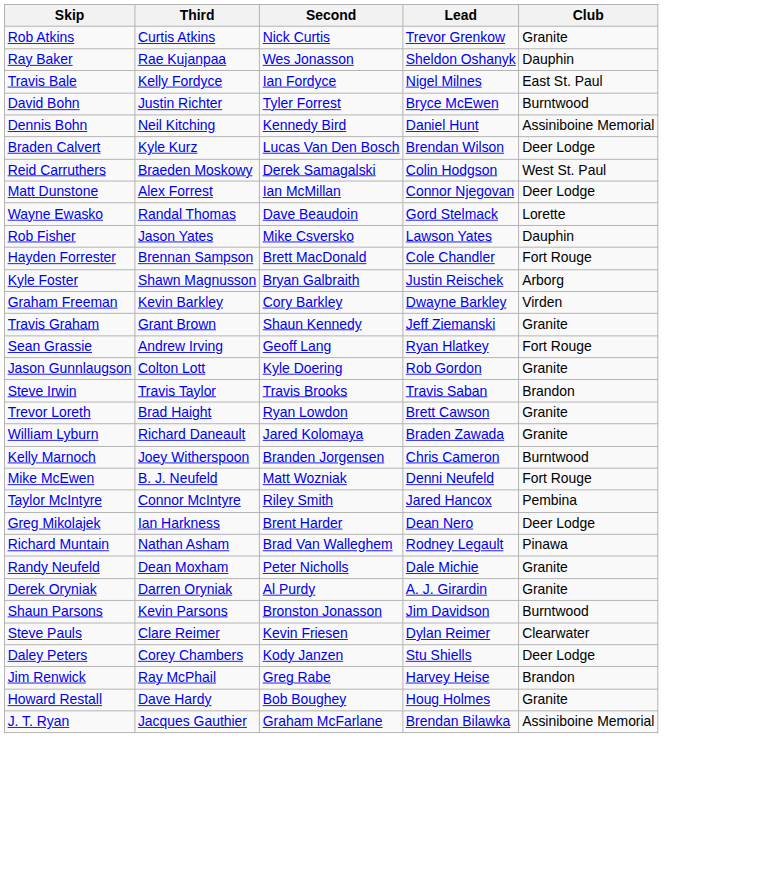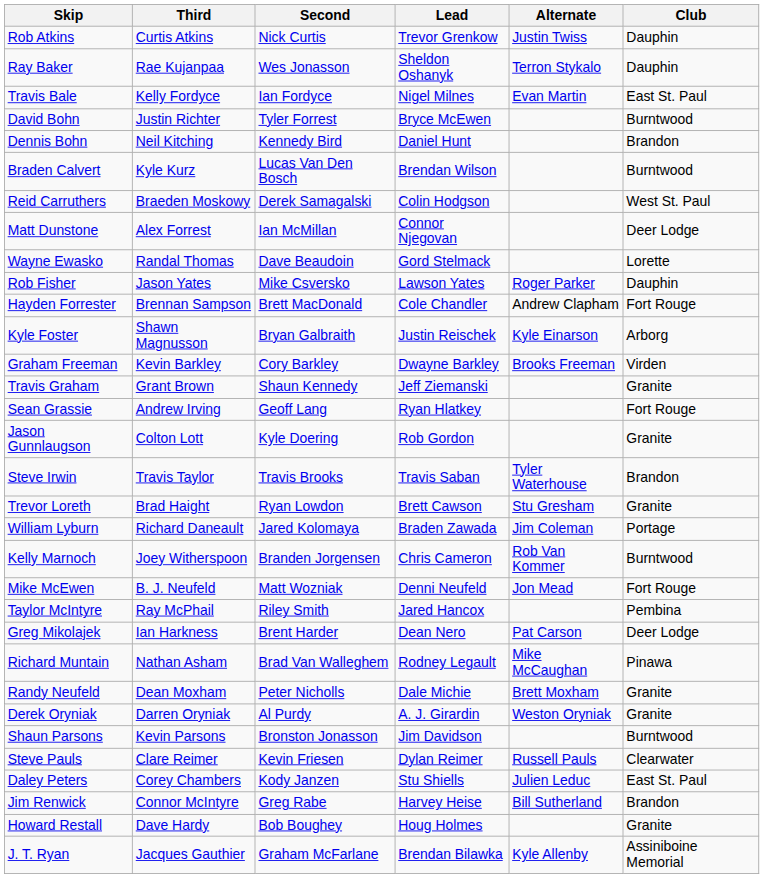+ column: (566, 15)
(545, 37) Granite -> (652, 37) Dauphin
(588, 125) Assiniboine Memorial -> (653, 141) Brandon
(559, 147) Deer Lodge -> (660, 171) Burntwood
(545, 434) Granite -> (651, 528) Portage
(189, 501) Connor McIntyre -> (175, 610) Ray McPhail
(559, 655) Deer Lodge -> (667, 781) East St. Paul
(177, 677) Ray McPhail -> (187, 803) Connor McIntyre
